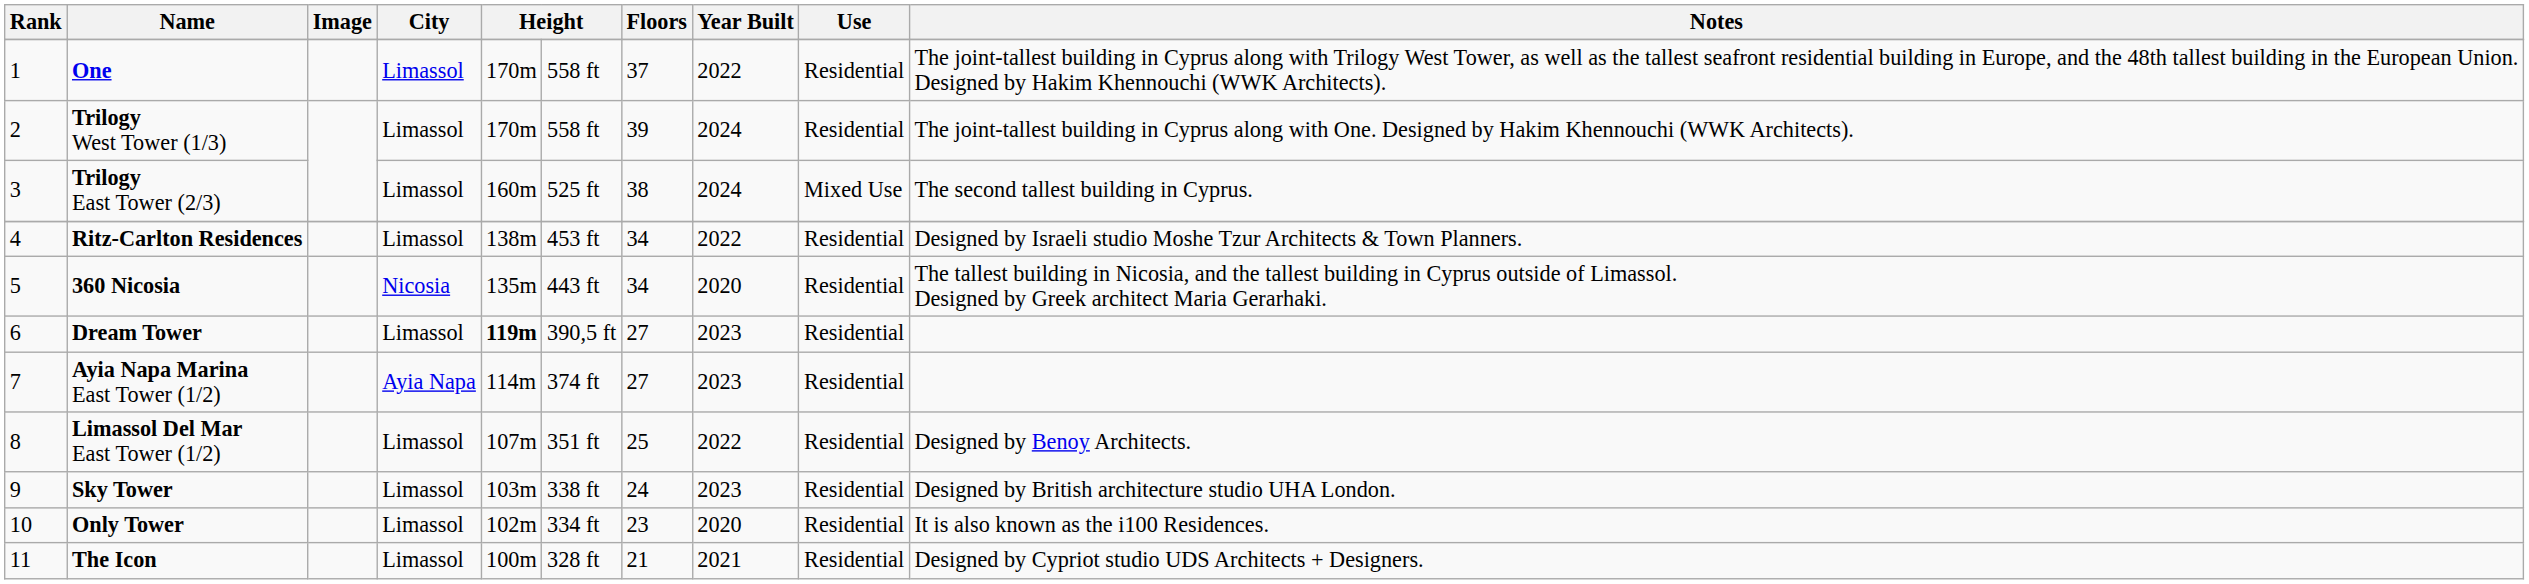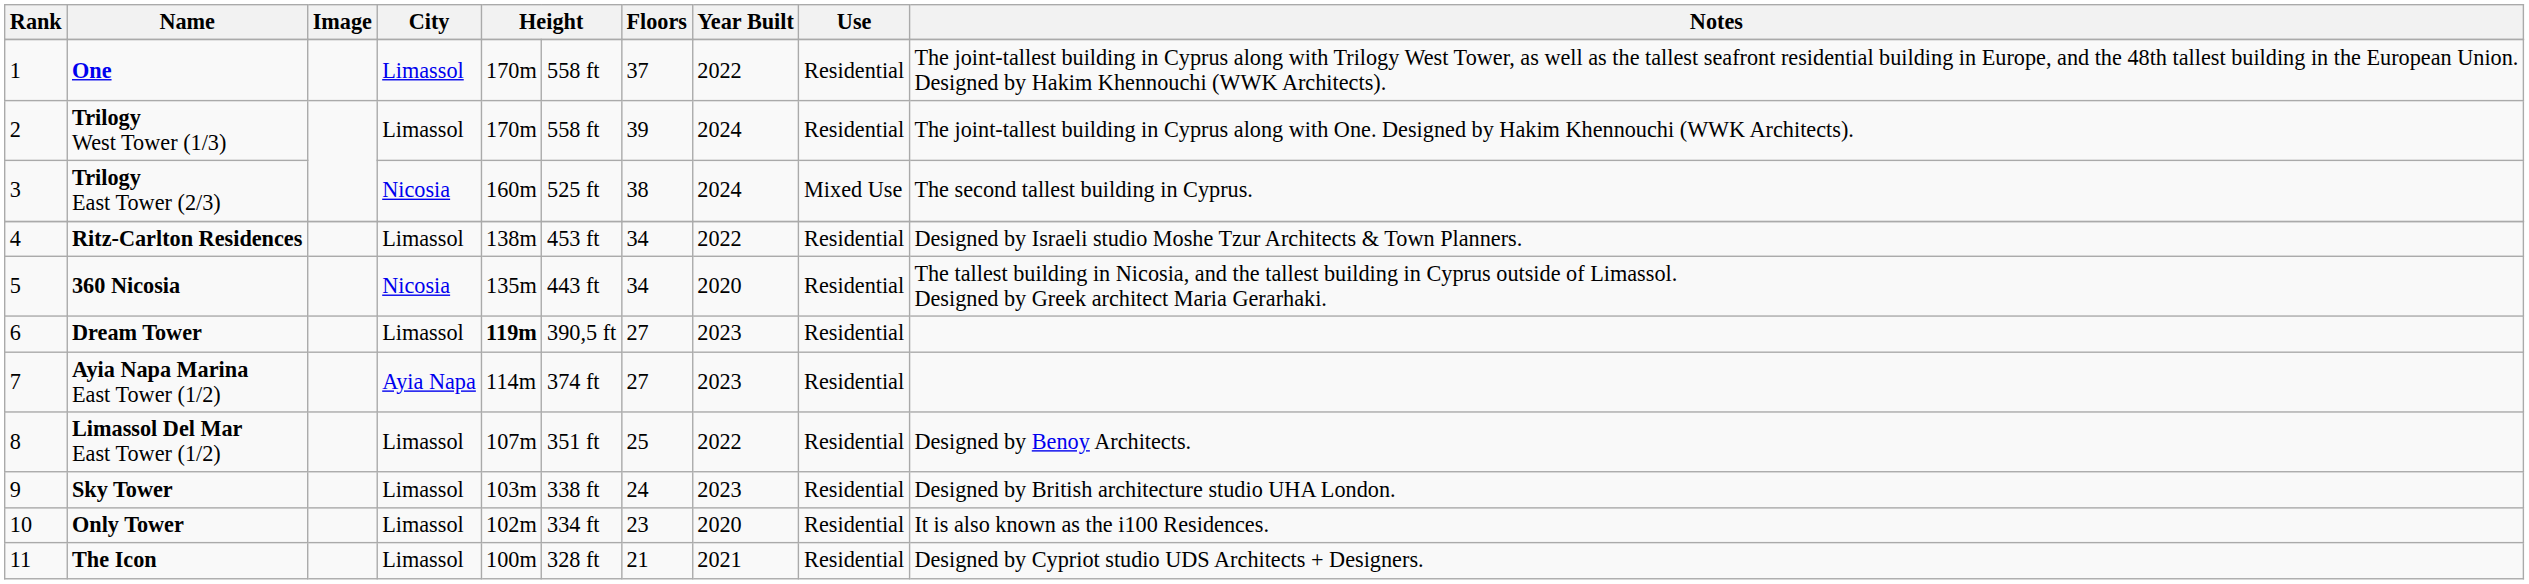(423, 190) Limassol -> (416, 190) Nicosia
